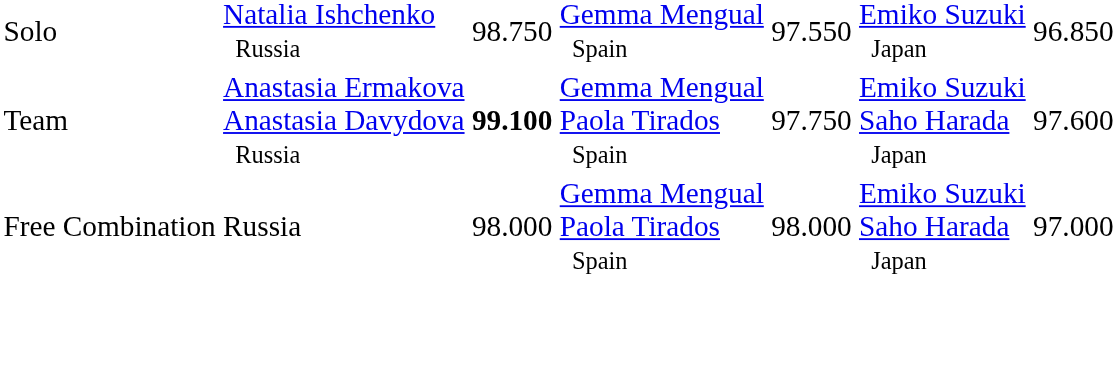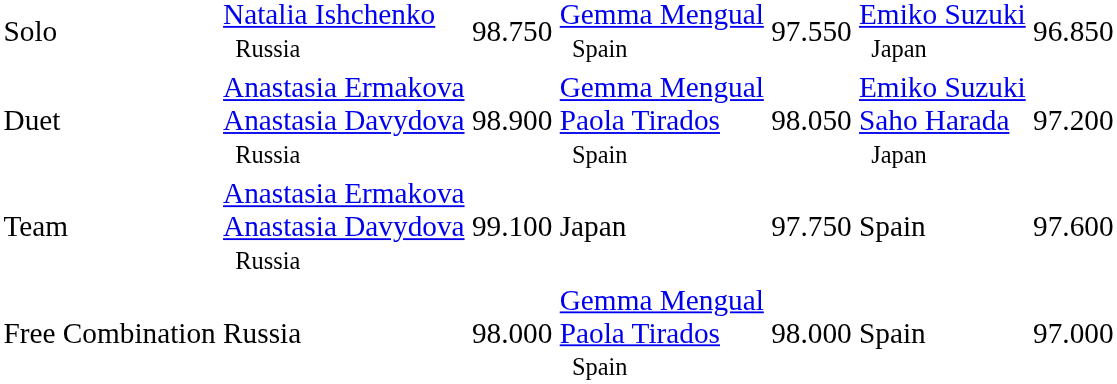+ row: (32, 120)
(512, 120) bold -> (512, 226) normal
(662, 120) Gemma Mengual Paola Tirados Spain -> (593, 226) Japan
(942, 120) Emiko Suzuki Saho Harada Japan -> (892, 226) Spain
(942, 226) Emiko Suzuki Saho Harada Japan -> (892, 332) Spain
